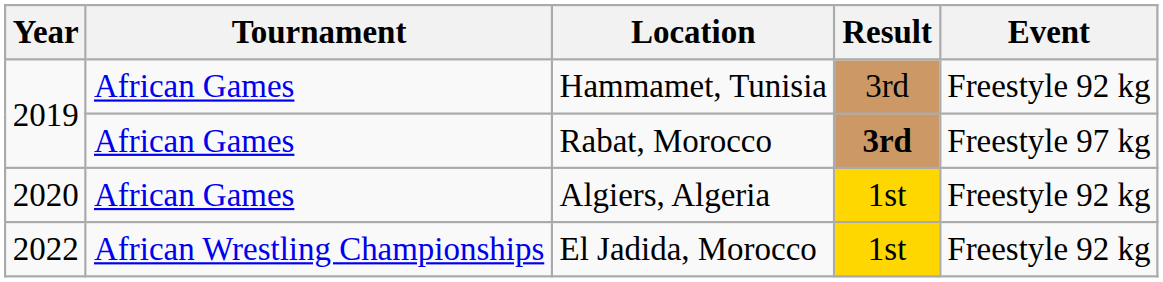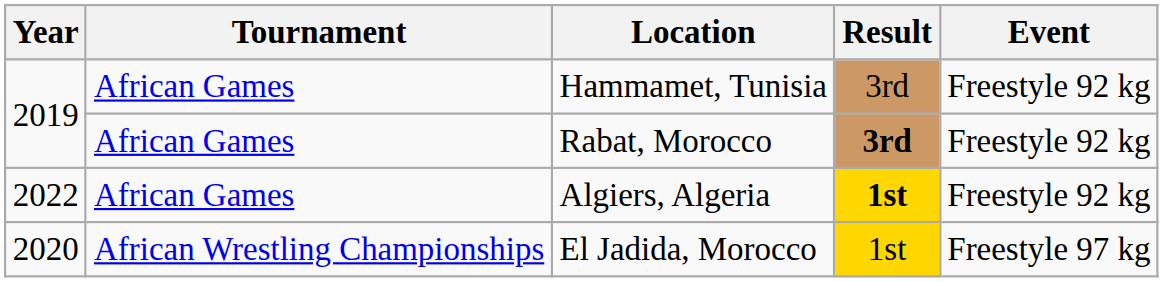(1049, 140) Freestyle 97 kg -> (1049, 140) Freestyle 92 kg
(46, 195) 2020 -> (46, 195) 2022
(887, 195) normal -> (887, 195) bold
(46, 249) 2022 -> (46, 249) 2020
(1049, 249) Freestyle 92 kg -> (1049, 249) Freestyle 97 kg
